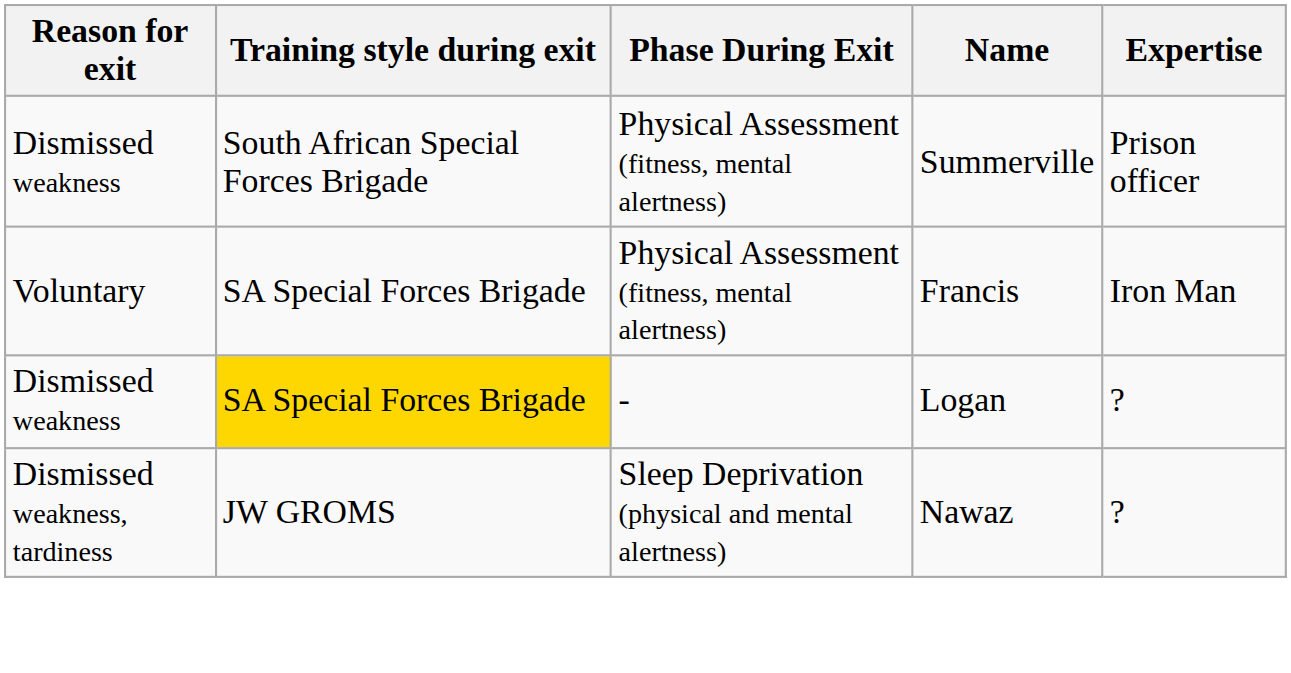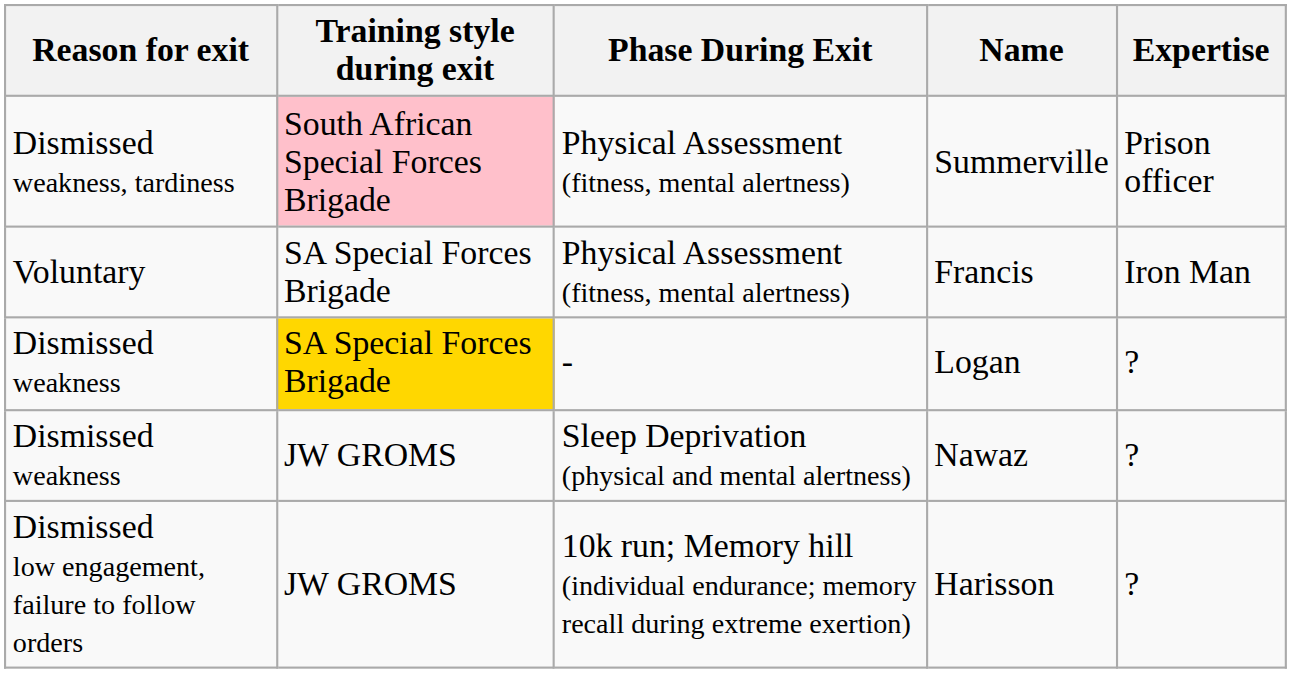(83, 160) Dismissed weakness -> (124, 160) Dismissed weakness, tardiness
(371, 160) no background -> (383, 160) pink background
(83, 511) Dismissed weakness, tardiness -> (83, 454) Dismissed weakness
+ row: (994, 583)
